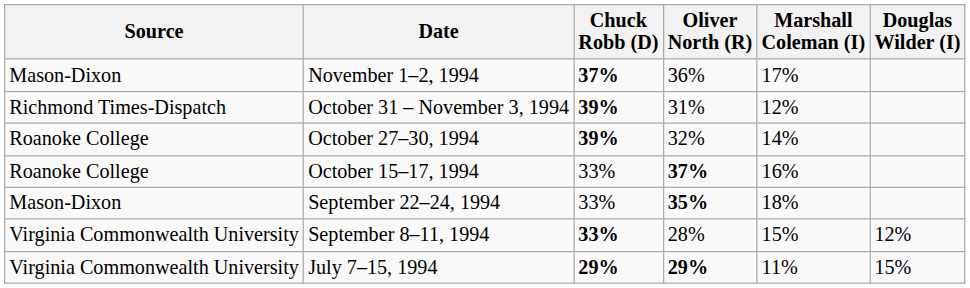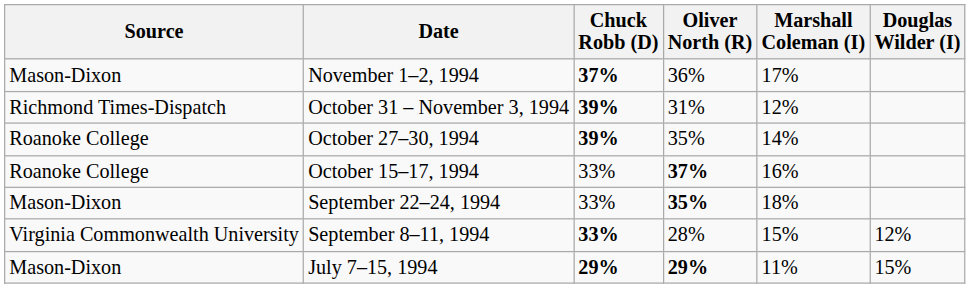(686, 139) 32% -> (686, 139) 35%
(154, 266) Virginia Commonwealth University -> (65, 266) Mason-Dixon
